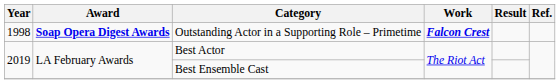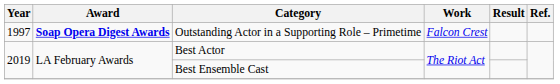(19, 32) 1998 -> (19, 32) 1997
(458, 32) bold -> (457, 32) normal
